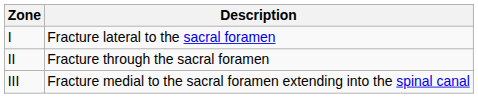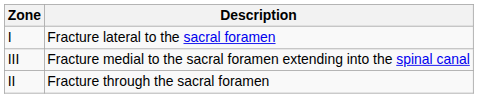rows swapped: (12, 59) <-> (13, 81)
